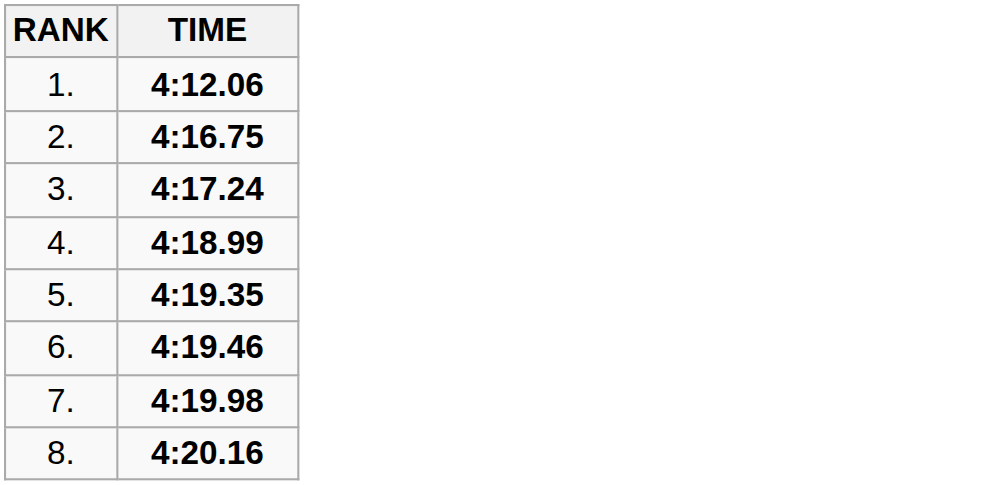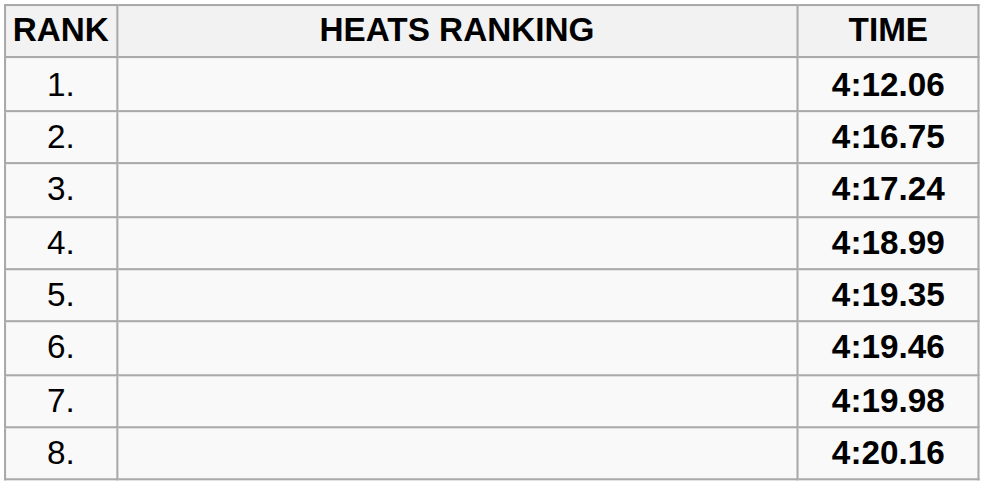+ column: (457, 30)
